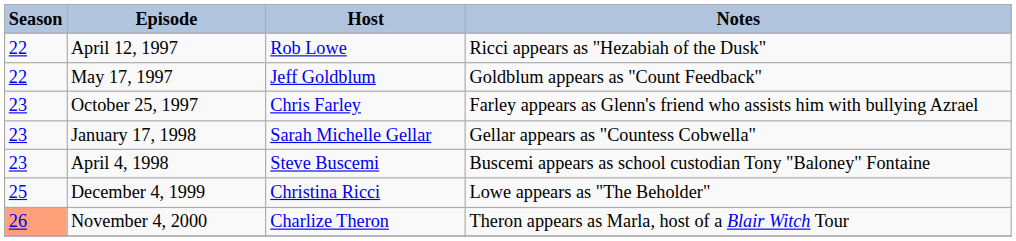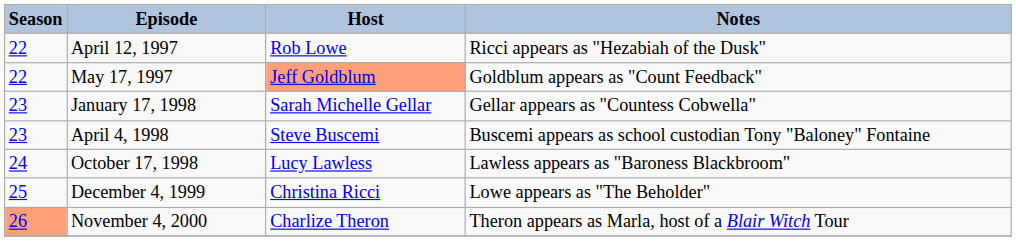(323, 76) no background -> (323, 76) lightsalmon background
- row: (134, 105)
+ row: (134, 163)
